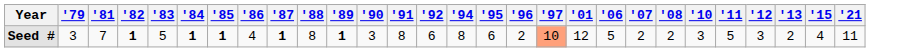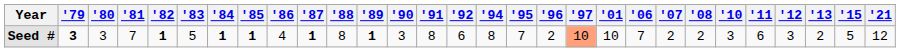+ column: (103, 15)
(73, 37) normal -> (73, 37) bold
(491, 37) 6 -> (521, 37) 7
(581, 37) 12 -> (611, 37) 10
(611, 37) 5 -> (641, 37) 7
(731, 37) 5 -> (760, 37) 6
(820, 37) 4 -> (850, 37) 5
(850, 37) 11 -> (880, 37) 12
